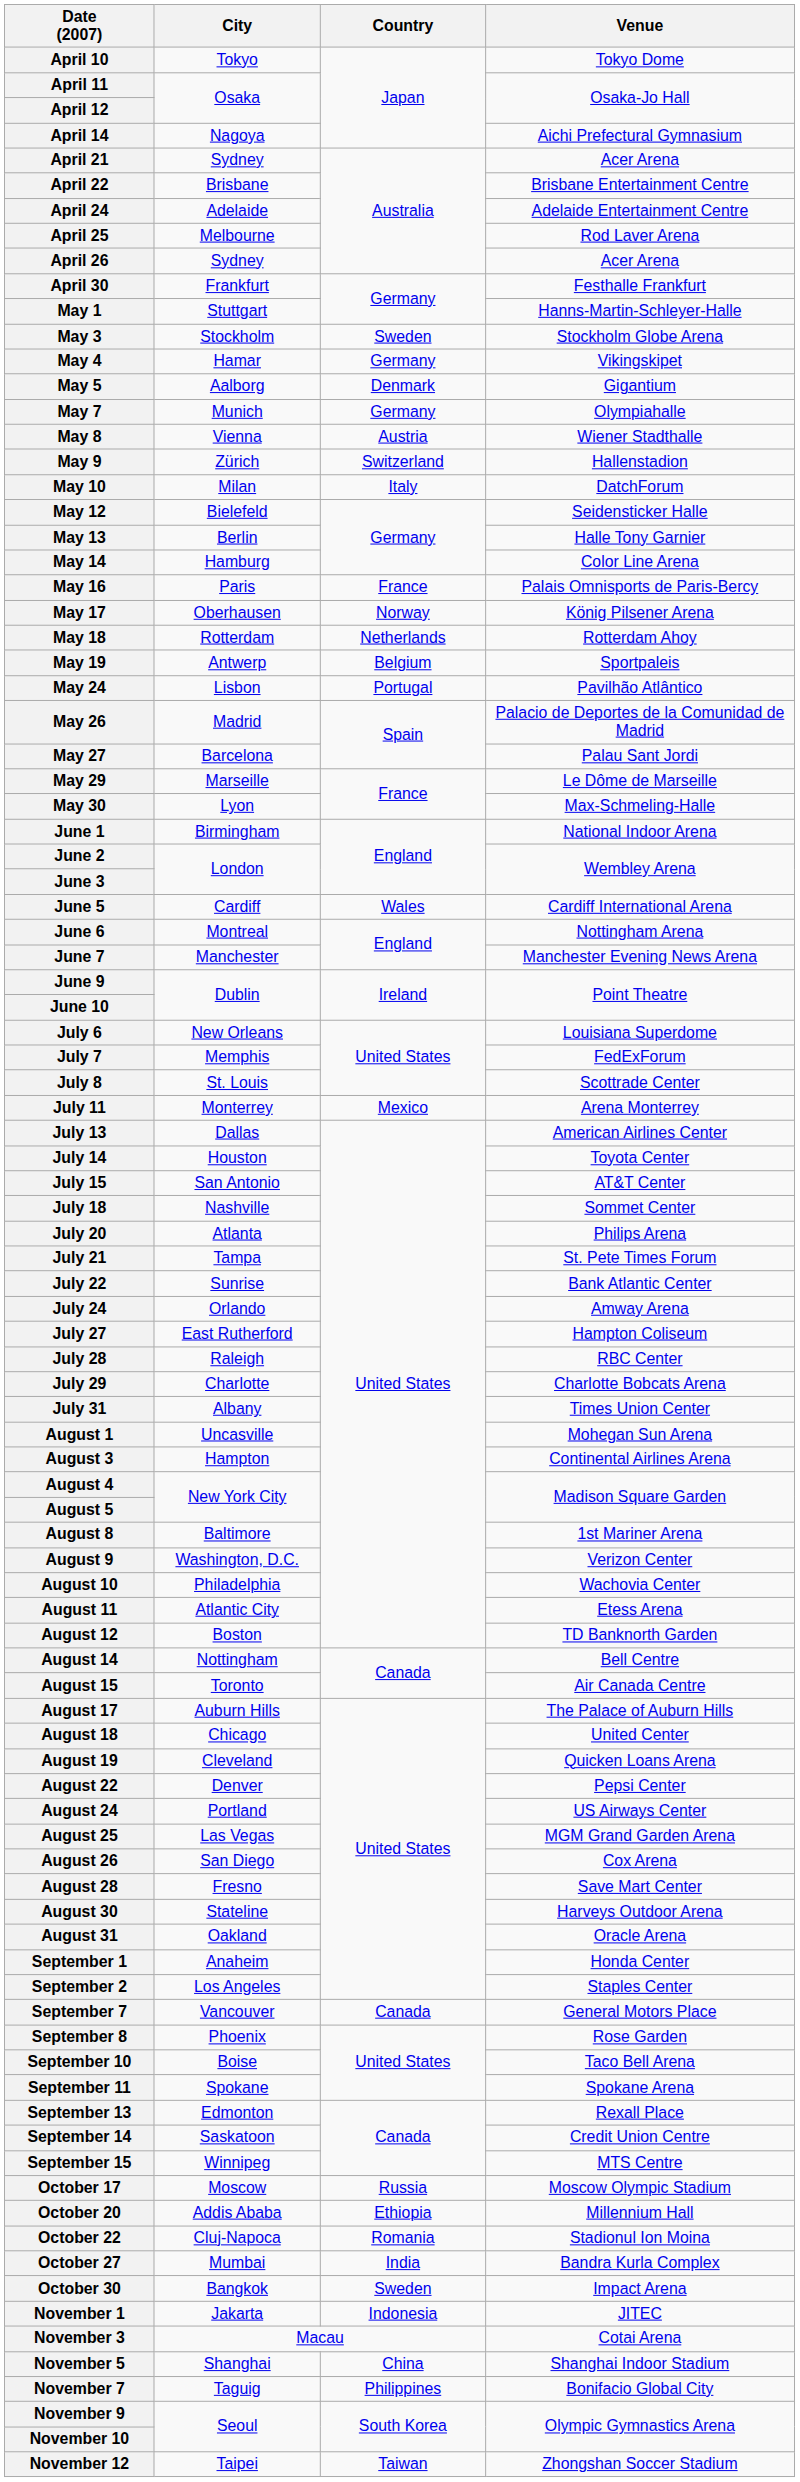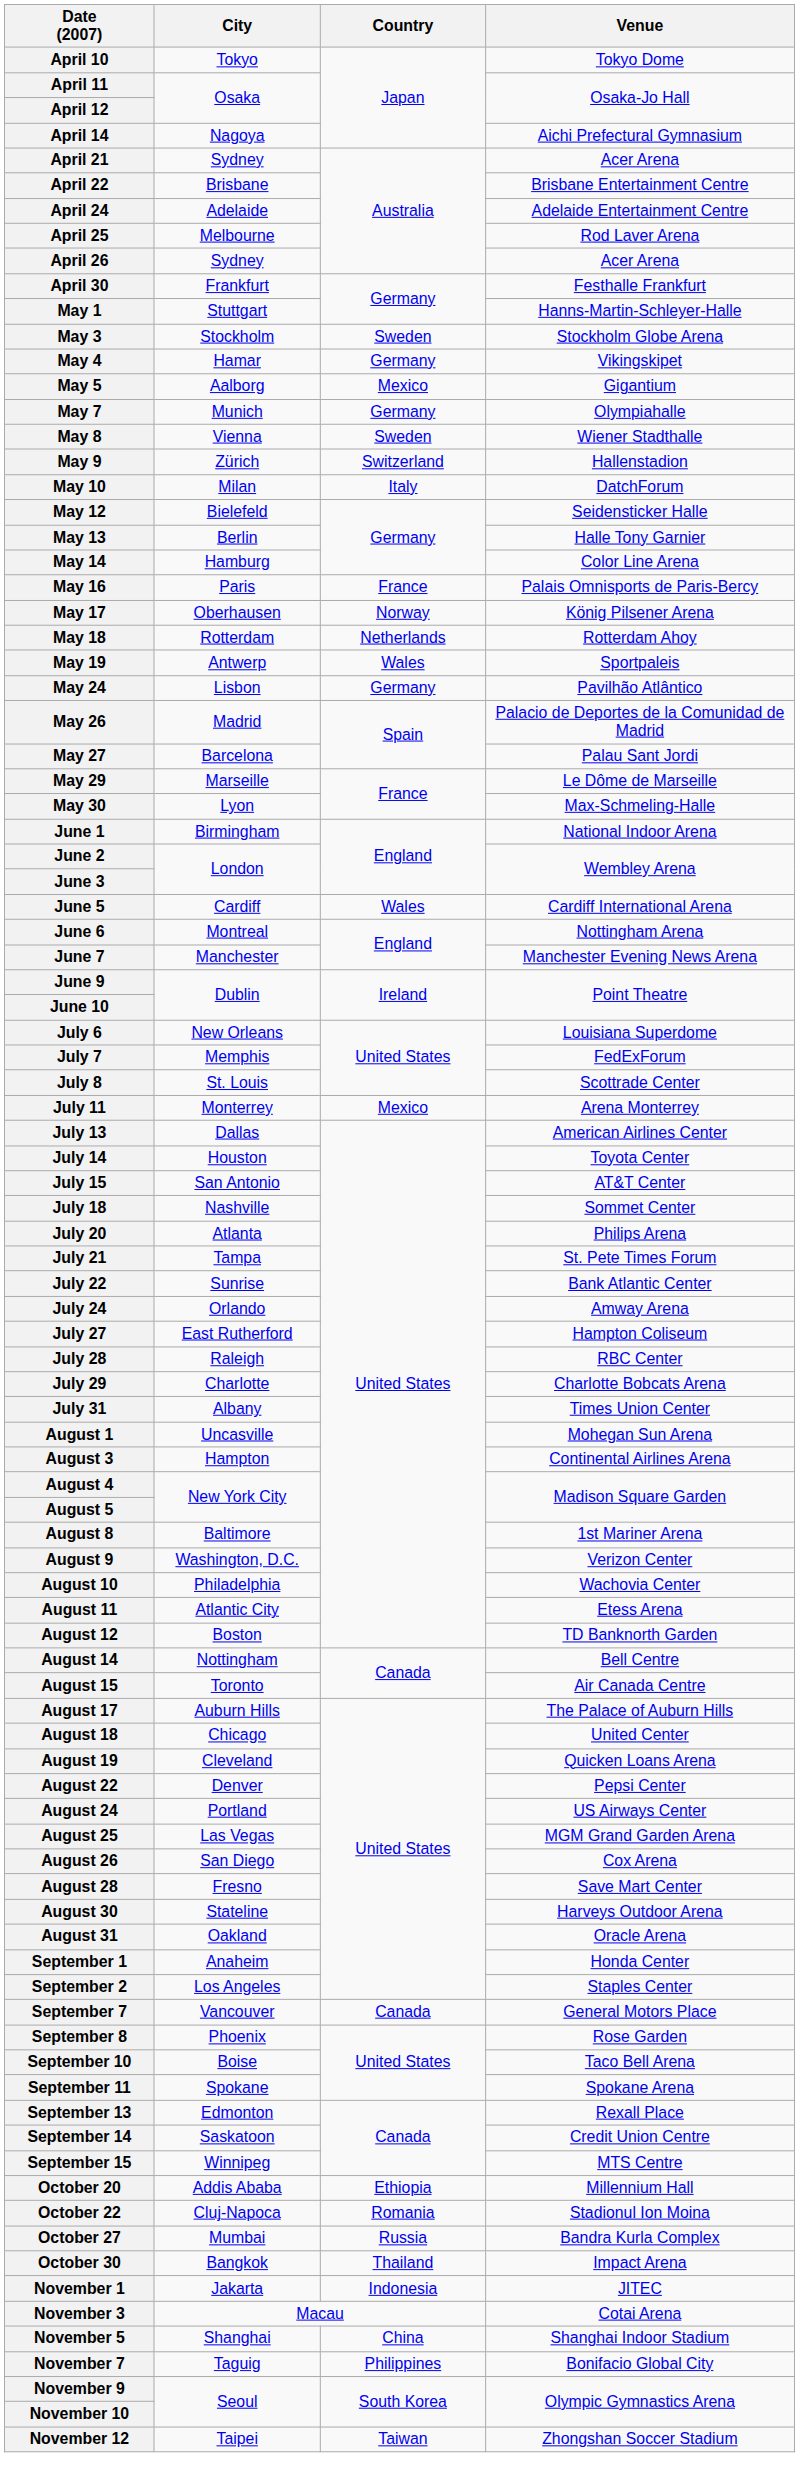(403, 386) Denmark -> (403, 386) Mexico
(403, 436) Austria -> (403, 436) Sweden
(403, 662) Belgium -> (403, 662) Wales
(403, 688) Portugal -> (403, 688) Germany
- row: (79, 2188)
(403, 2263) India -> (403, 2238) Russia
(403, 2288) Sweden -> (403, 2263) Thailand
